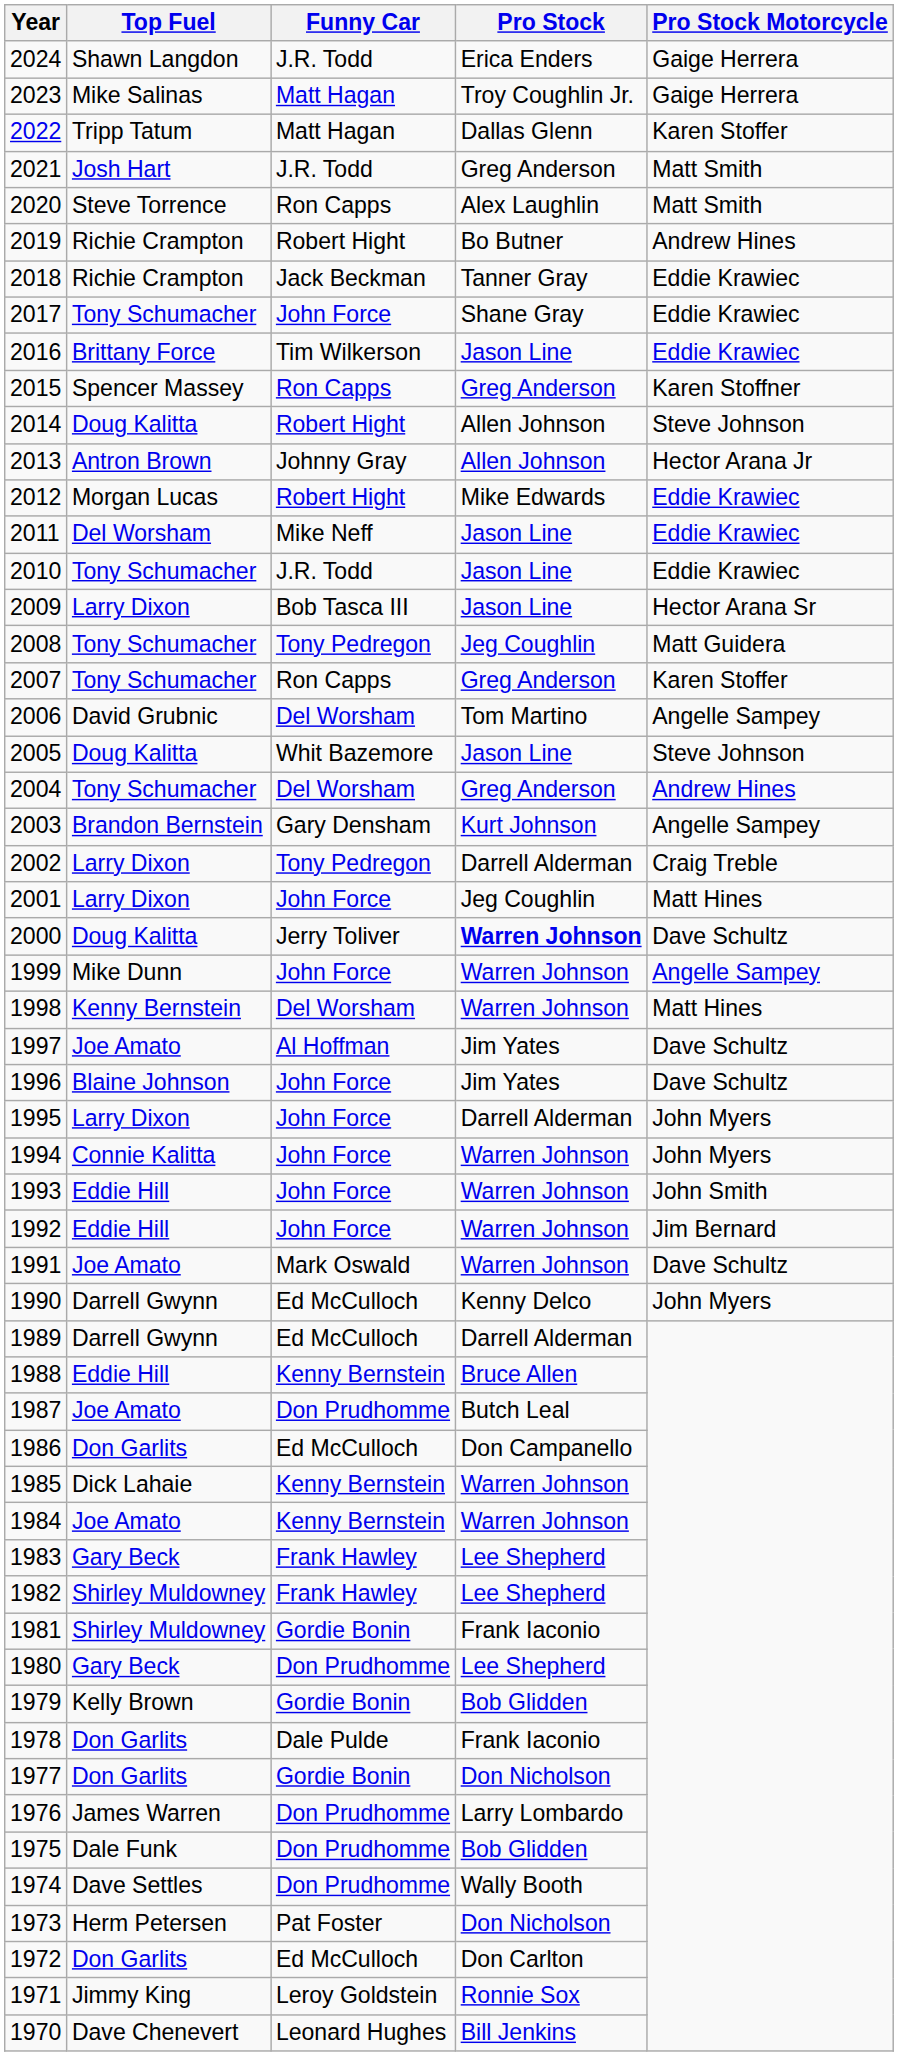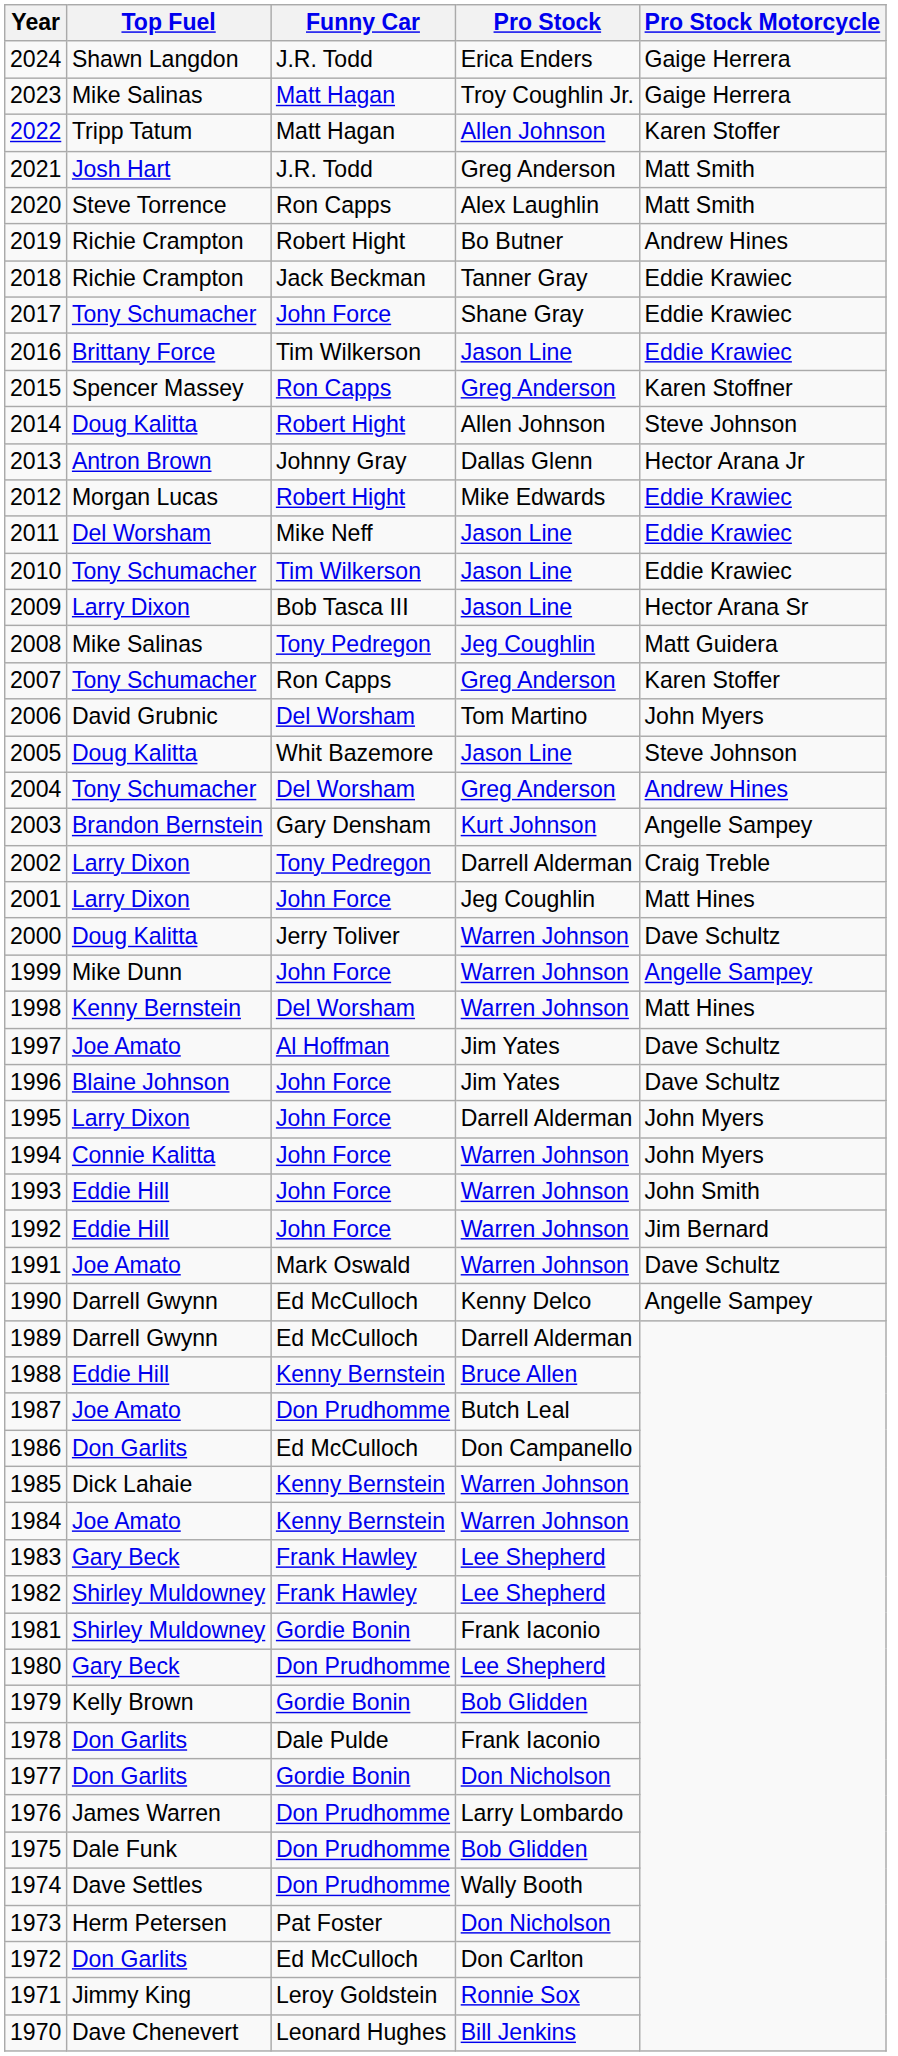(527, 132) Dallas Glenn -> (533, 132) Allen Johnson
(533, 461) Allen Johnson -> (527, 461) Dallas Glenn
(324, 570) J.R. Todd -> (348, 570) Tim Wilkerson
(164, 643) Tony Schumacher -> (137, 643) Mike Salinas
(736, 717) Angelle Sampey -> (704, 717) John Myers
(551, 936) bold -> (545, 936) normal
(712, 1301) John Myers -> (728, 1301) Angelle Sampey
